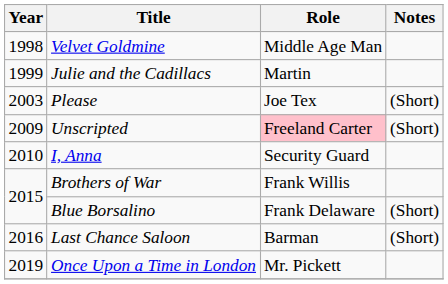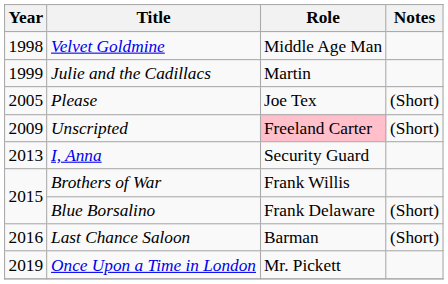(26, 100) 2003 -> (26, 100) 2005
(26, 155) 2010 -> (26, 155) 2013
